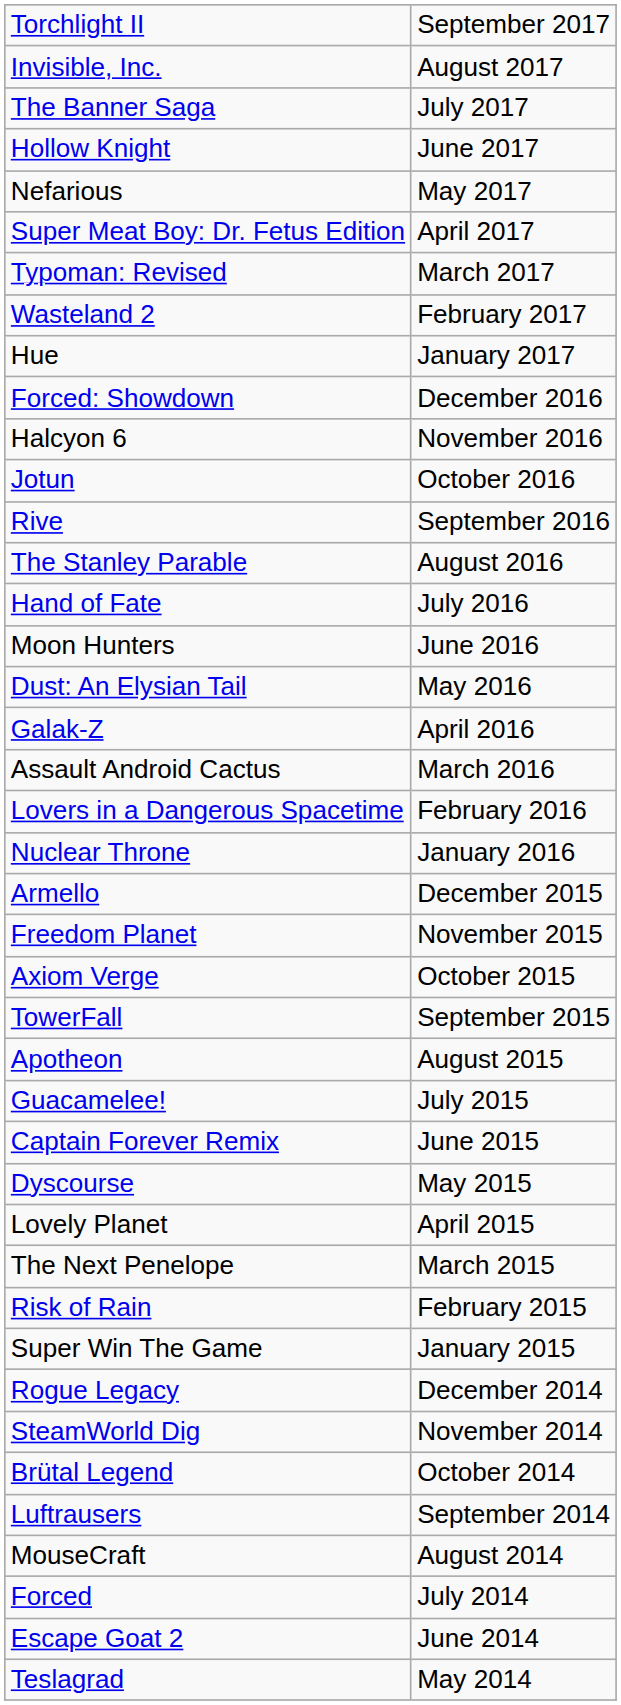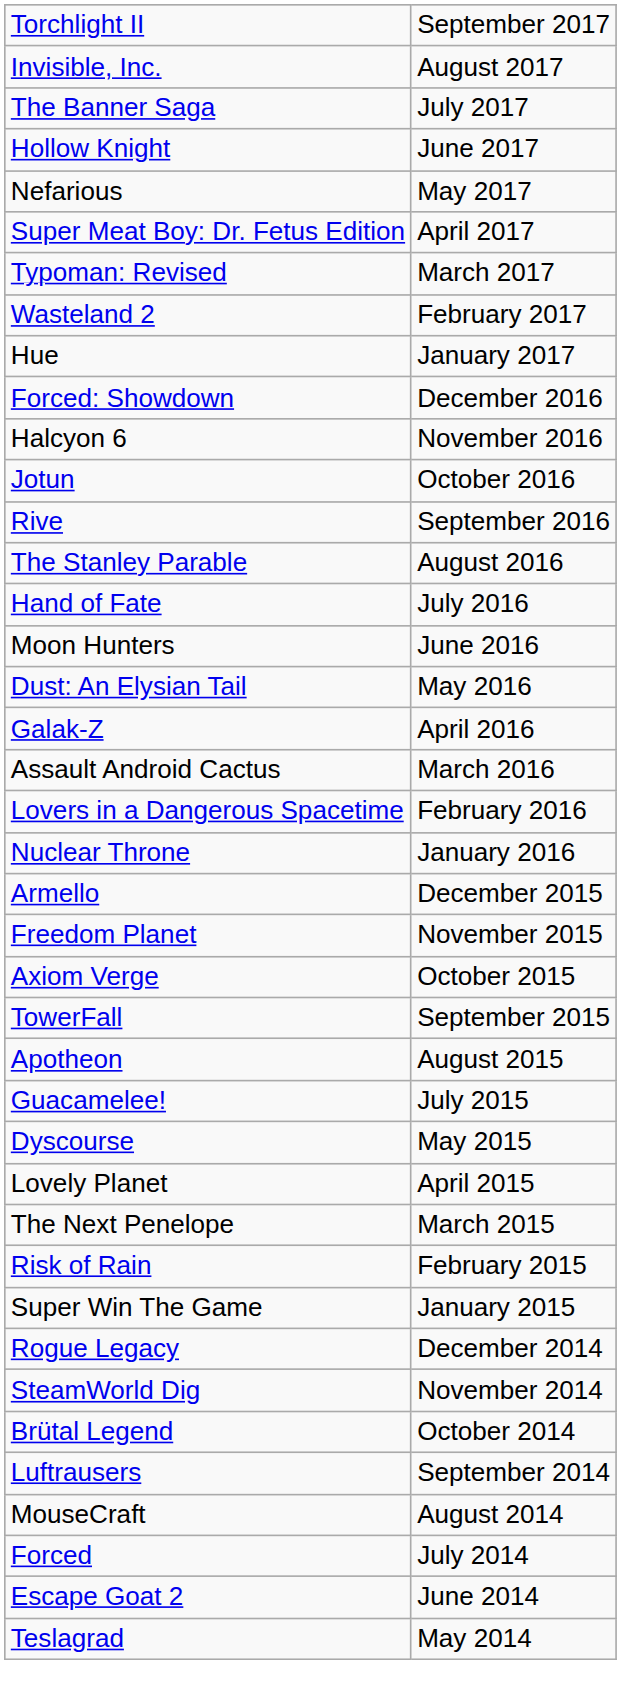- row: (145, 1141)
